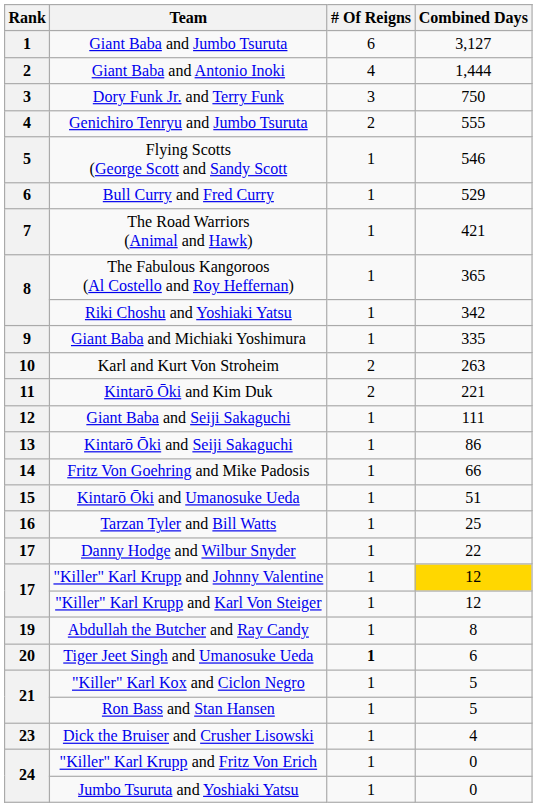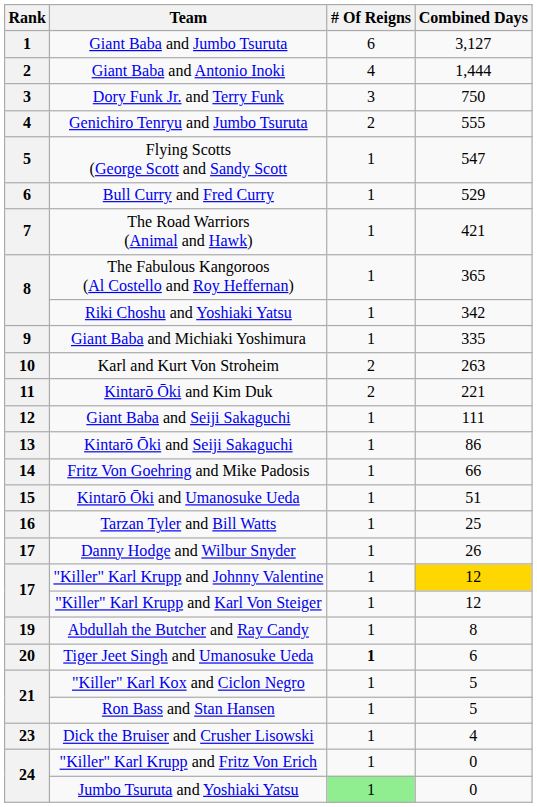(473, 159) 546 -> (473, 159) 547
(473, 550) 22 -> (473, 550) 26
(371, 788) no background -> (371, 788) lightgreen background
